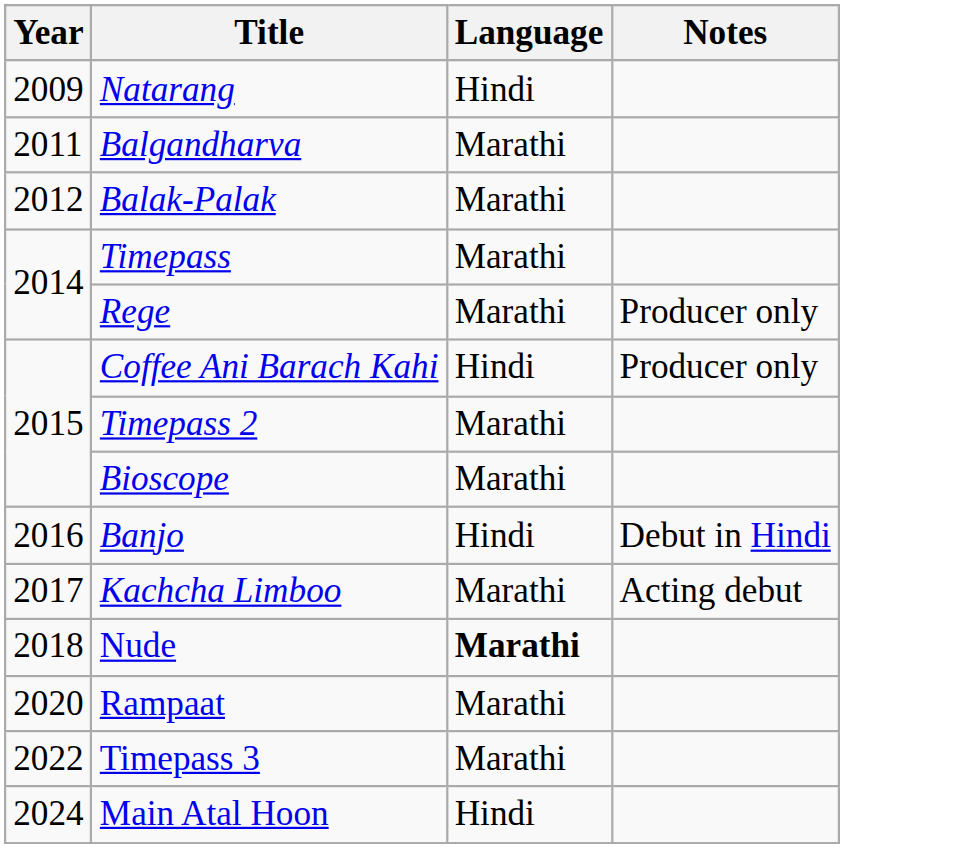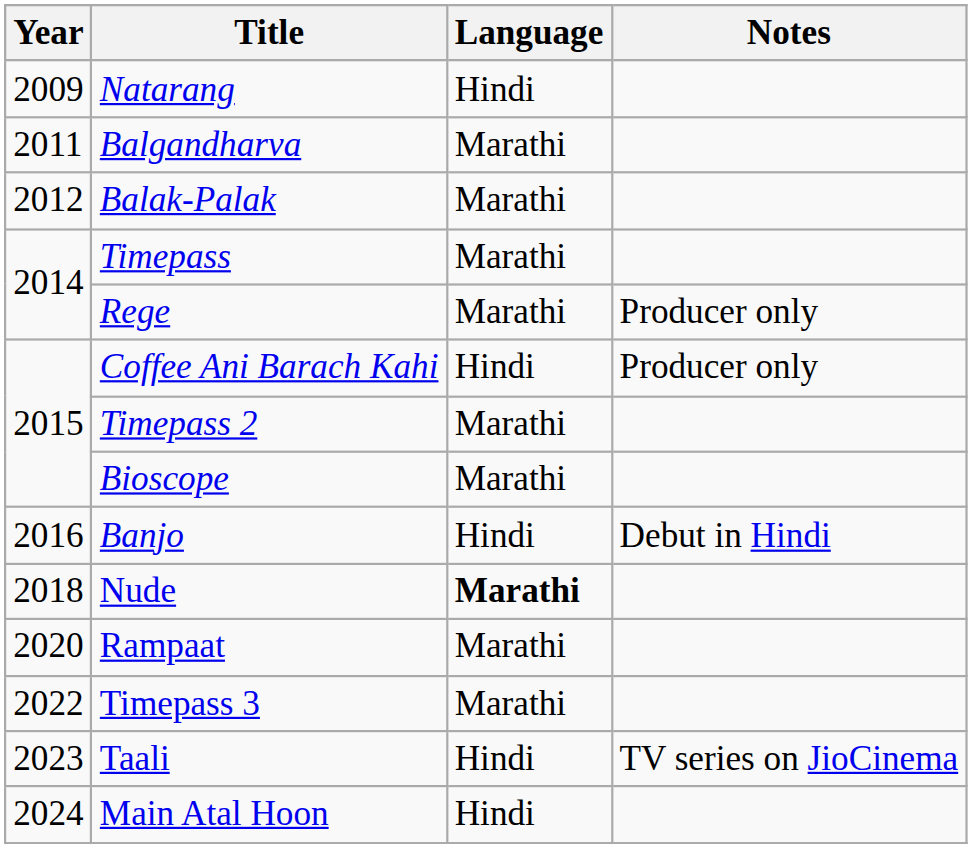- row: (221, 590)
+ row: (135, 758)
